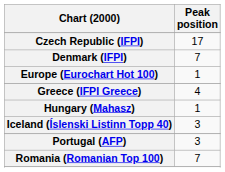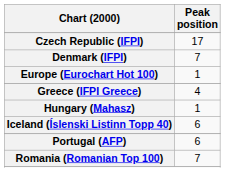(197, 125) 3 -> (197, 125) 6
(197, 141) 3 -> (197, 141) 6
